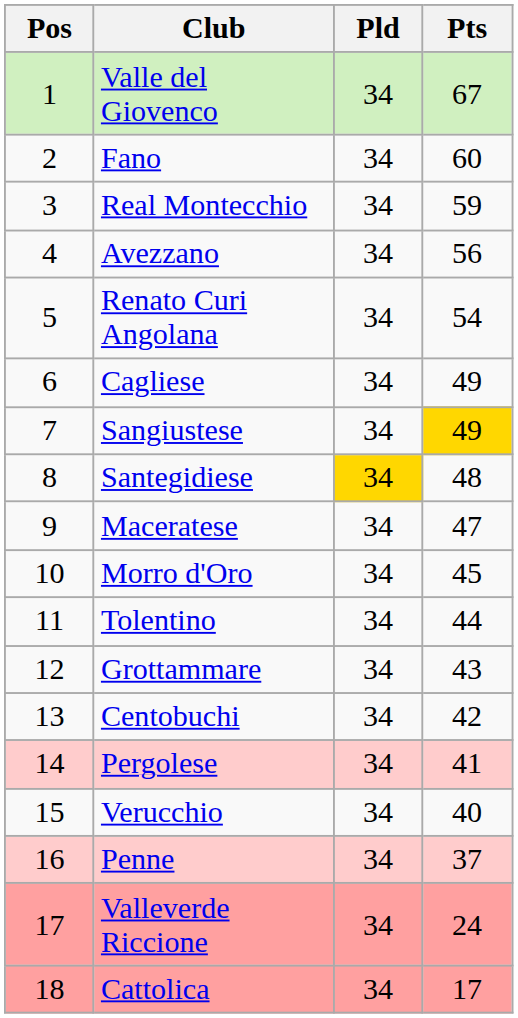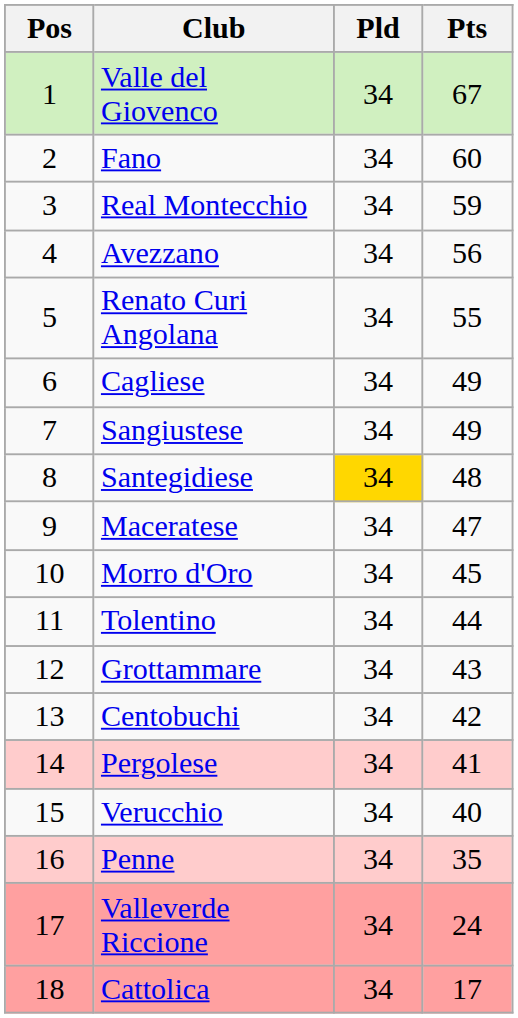(467, 317) 54 -> (467, 317) 55
(467, 429) gold background -> (467, 429) no background
(467, 859) 37 -> (467, 859) 35
